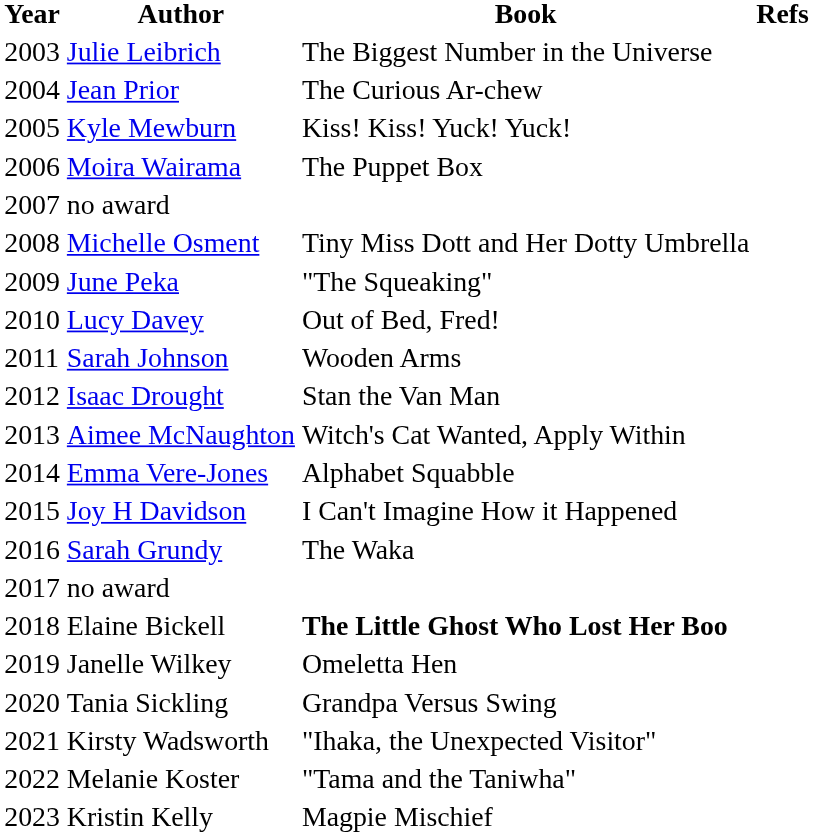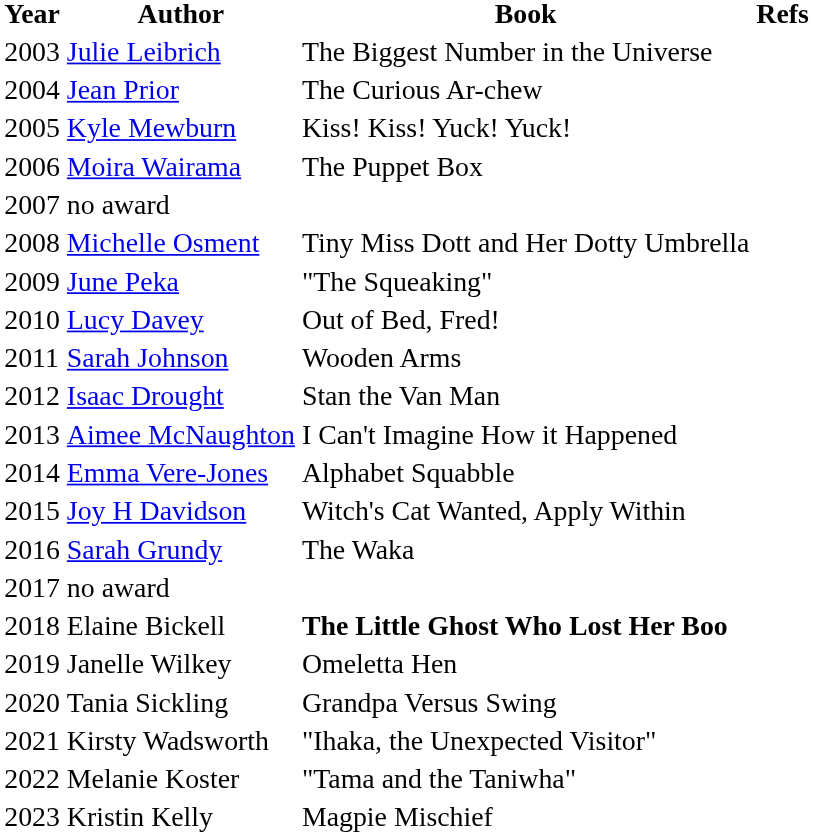(494, 434) Witch's Cat Wanted, Apply Within -> (490, 434) I Can't Imagine How it Happened
(490, 511) I Can't Imagine How it Happened -> (494, 511) Witch's Cat Wanted, Apply Within
